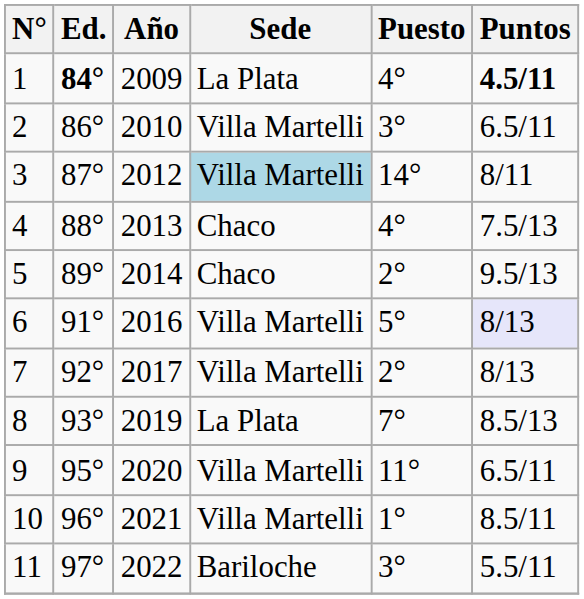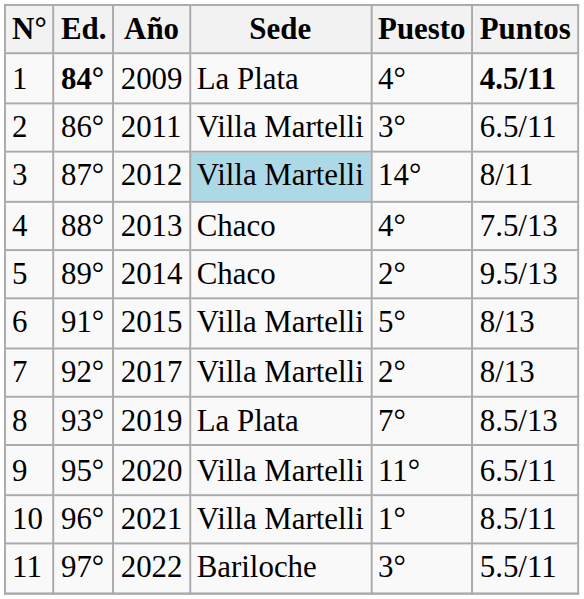(152, 126) 2010 -> (151, 126) 2011
(152, 322) 2016 -> (152, 322) 2015
(507, 322) lavender background -> (507, 322) no background
